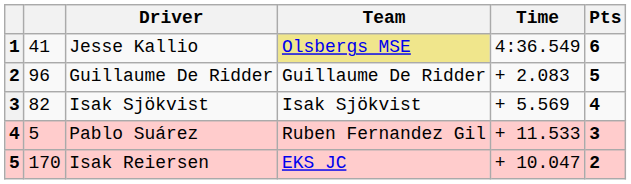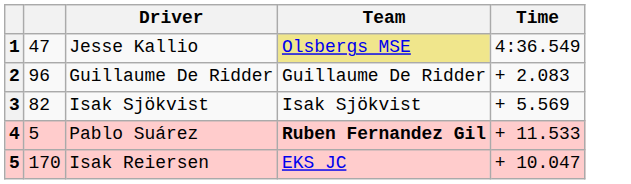- column: (605, 20)
(39, 48) 41 -> (39, 48) 47
(384, 135) normal -> (384, 135) bold
